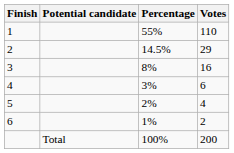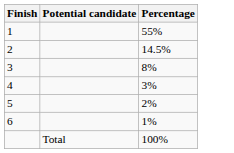- column: (213, 13)
